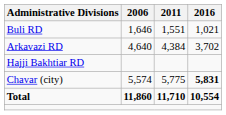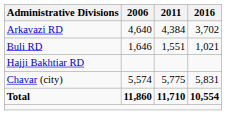rows swapped: (35, 46) <-> (25, 29)
(207, 79) bold -> (207, 79) normal
